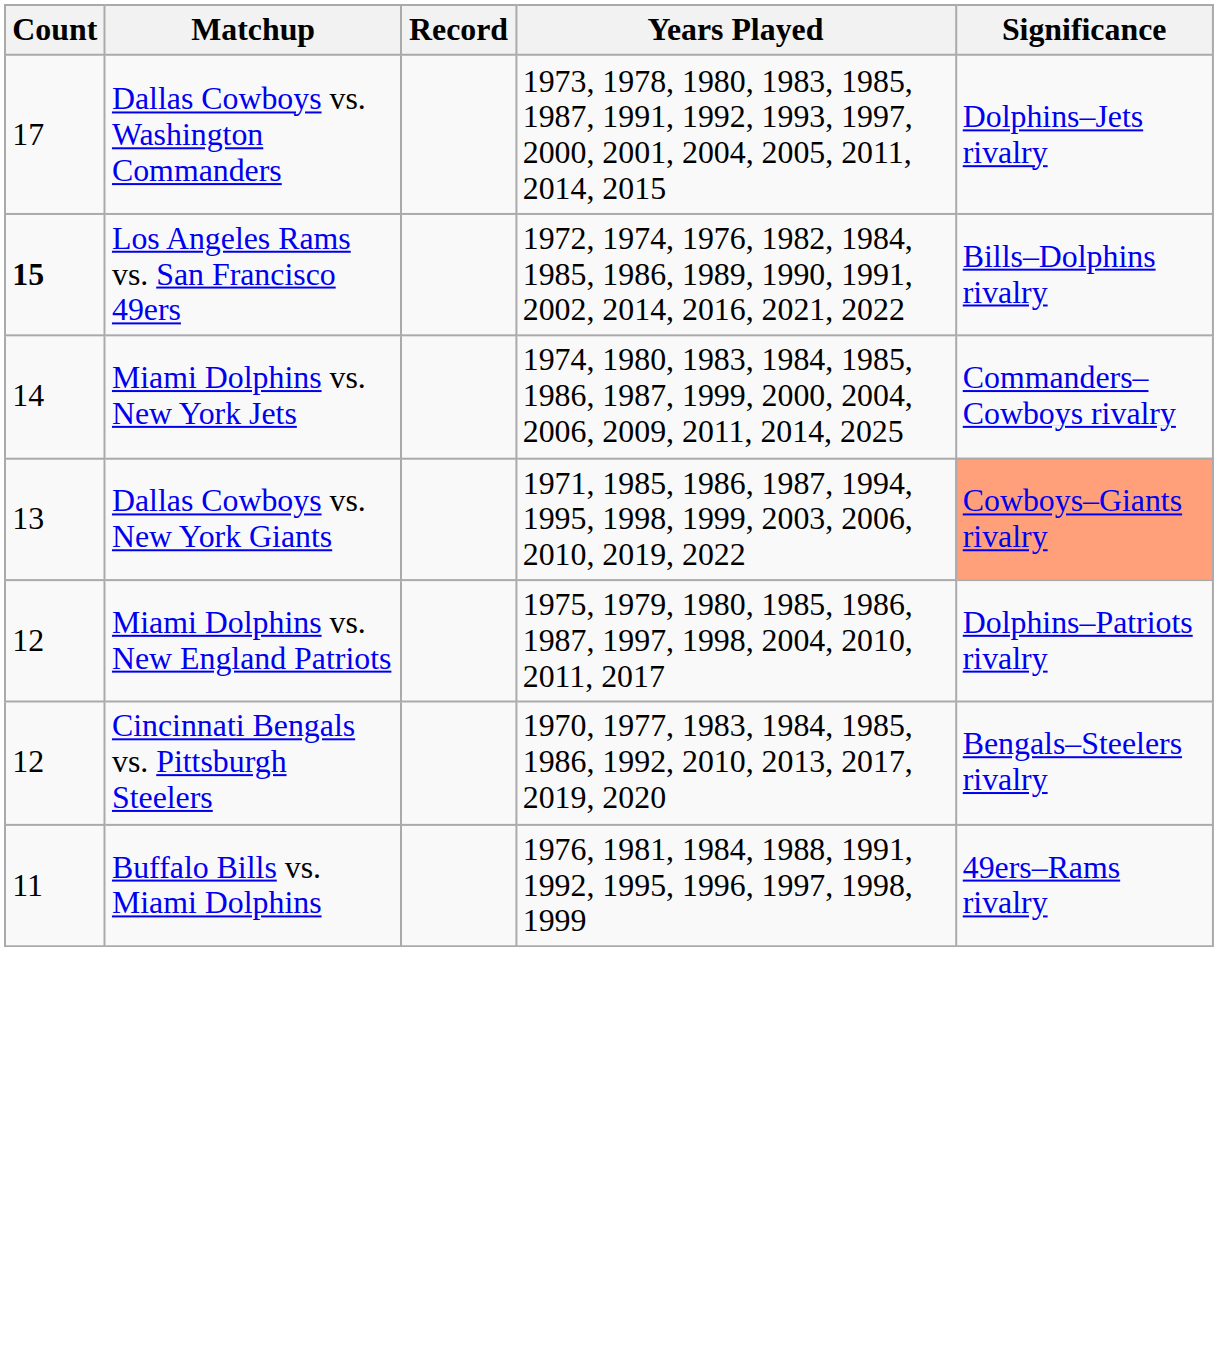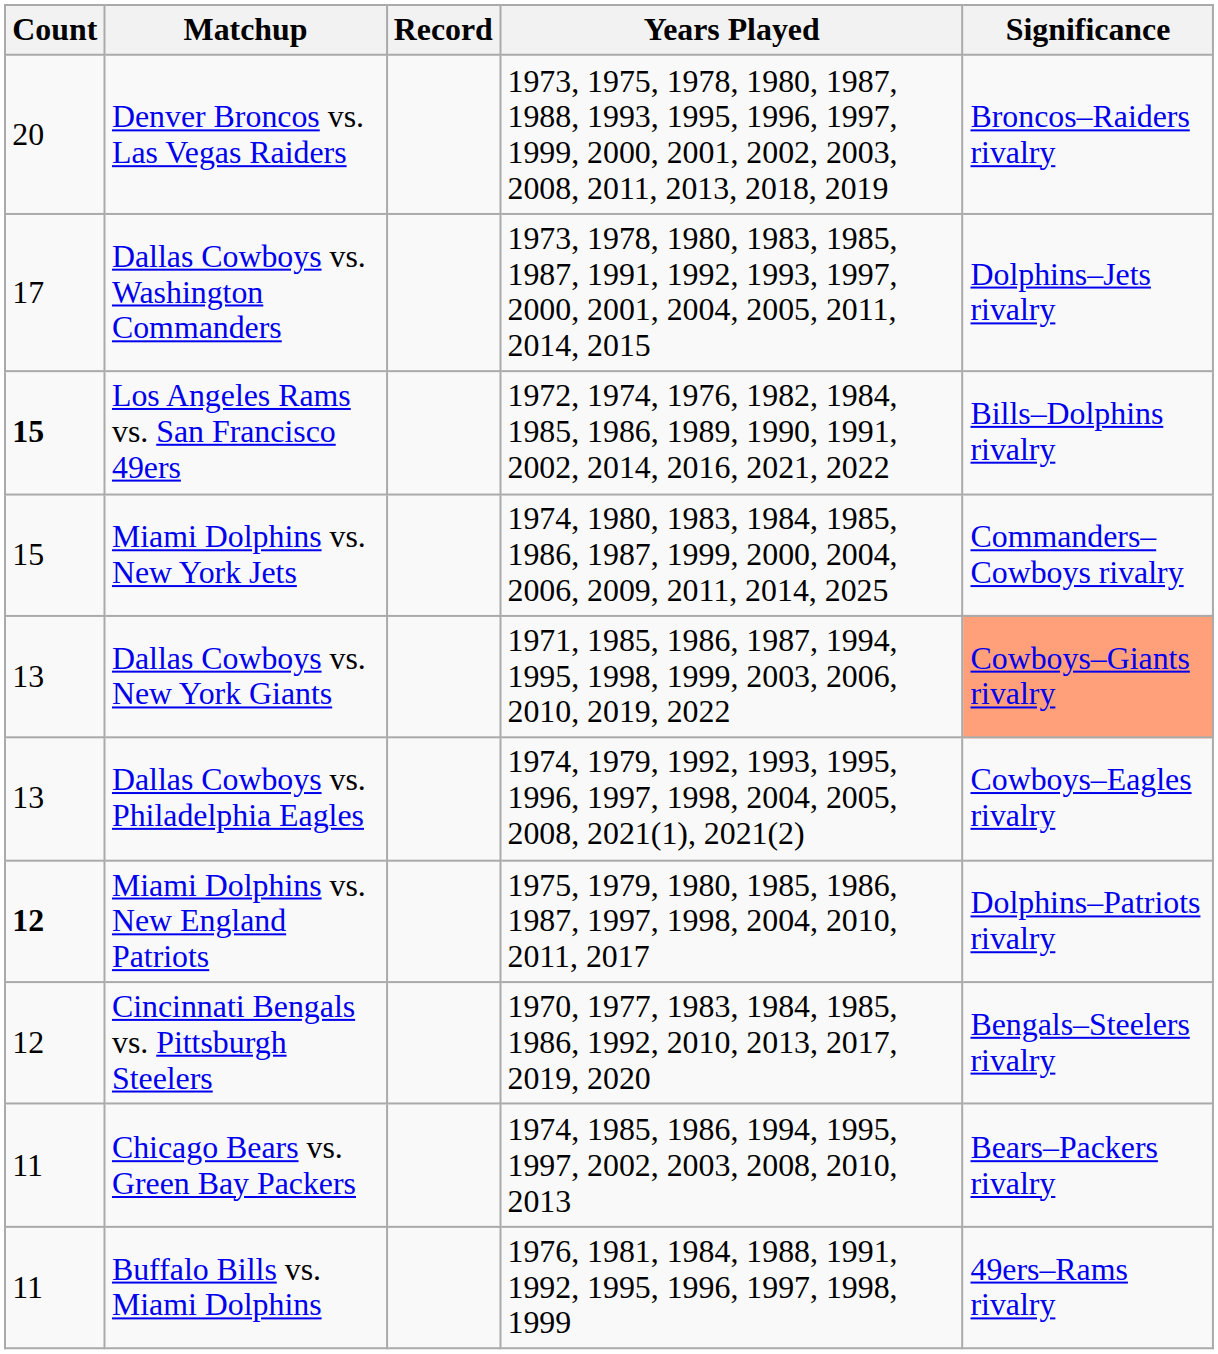+ row: (238, 133)
(28, 396) 14 -> (28, 554) 15
+ row: (239, 798)
(28, 640) normal -> (28, 920) bold
+ row: (234, 1164)
